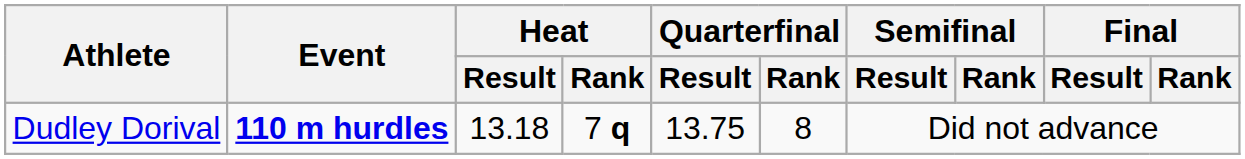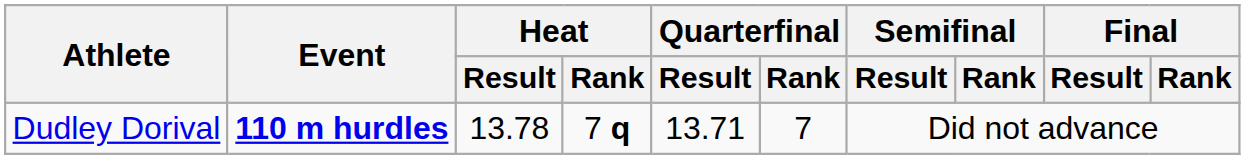(509, 129) 13.18 -> (509, 129) 13.78
(705, 129) 13.75 -> (705, 129) 13.71
(803, 129) 8 -> (803, 129) 7
